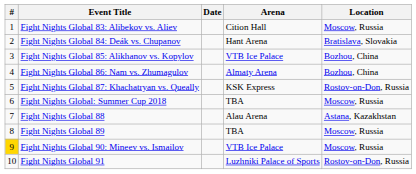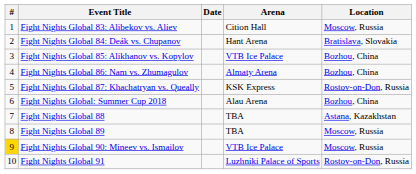(235, 102) TBA -> (247, 102) Alau Arena
(354, 102) Moscow, Russia -> (351, 102) Bozhou, China
(247, 117) Alau Arena -> (235, 117) TBA
